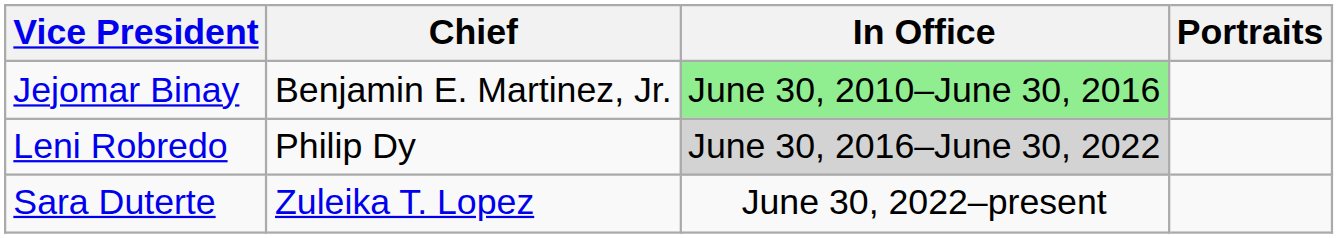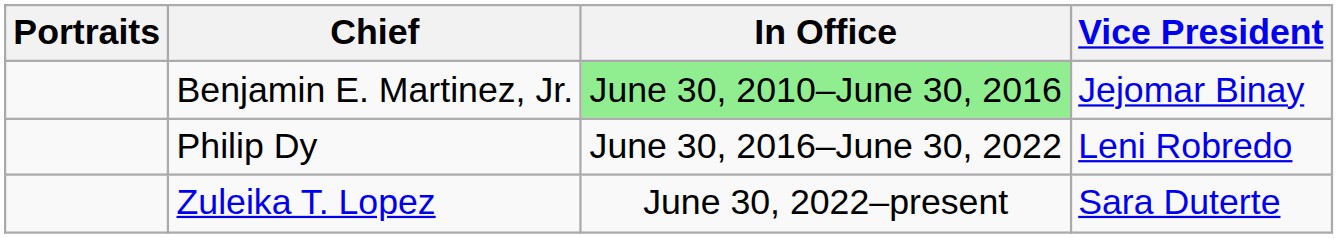columns swapped: (1250, 32) <-> (136, 32)
(924, 145) lightgrey background -> (826, 145) no background
